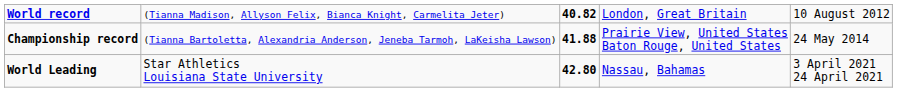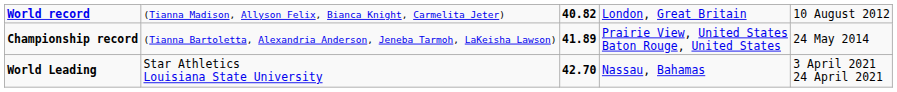(579, 39) 41.88 -> (579, 39) 41.89
(579, 71) 42.80 -> (579, 71) 42.70
